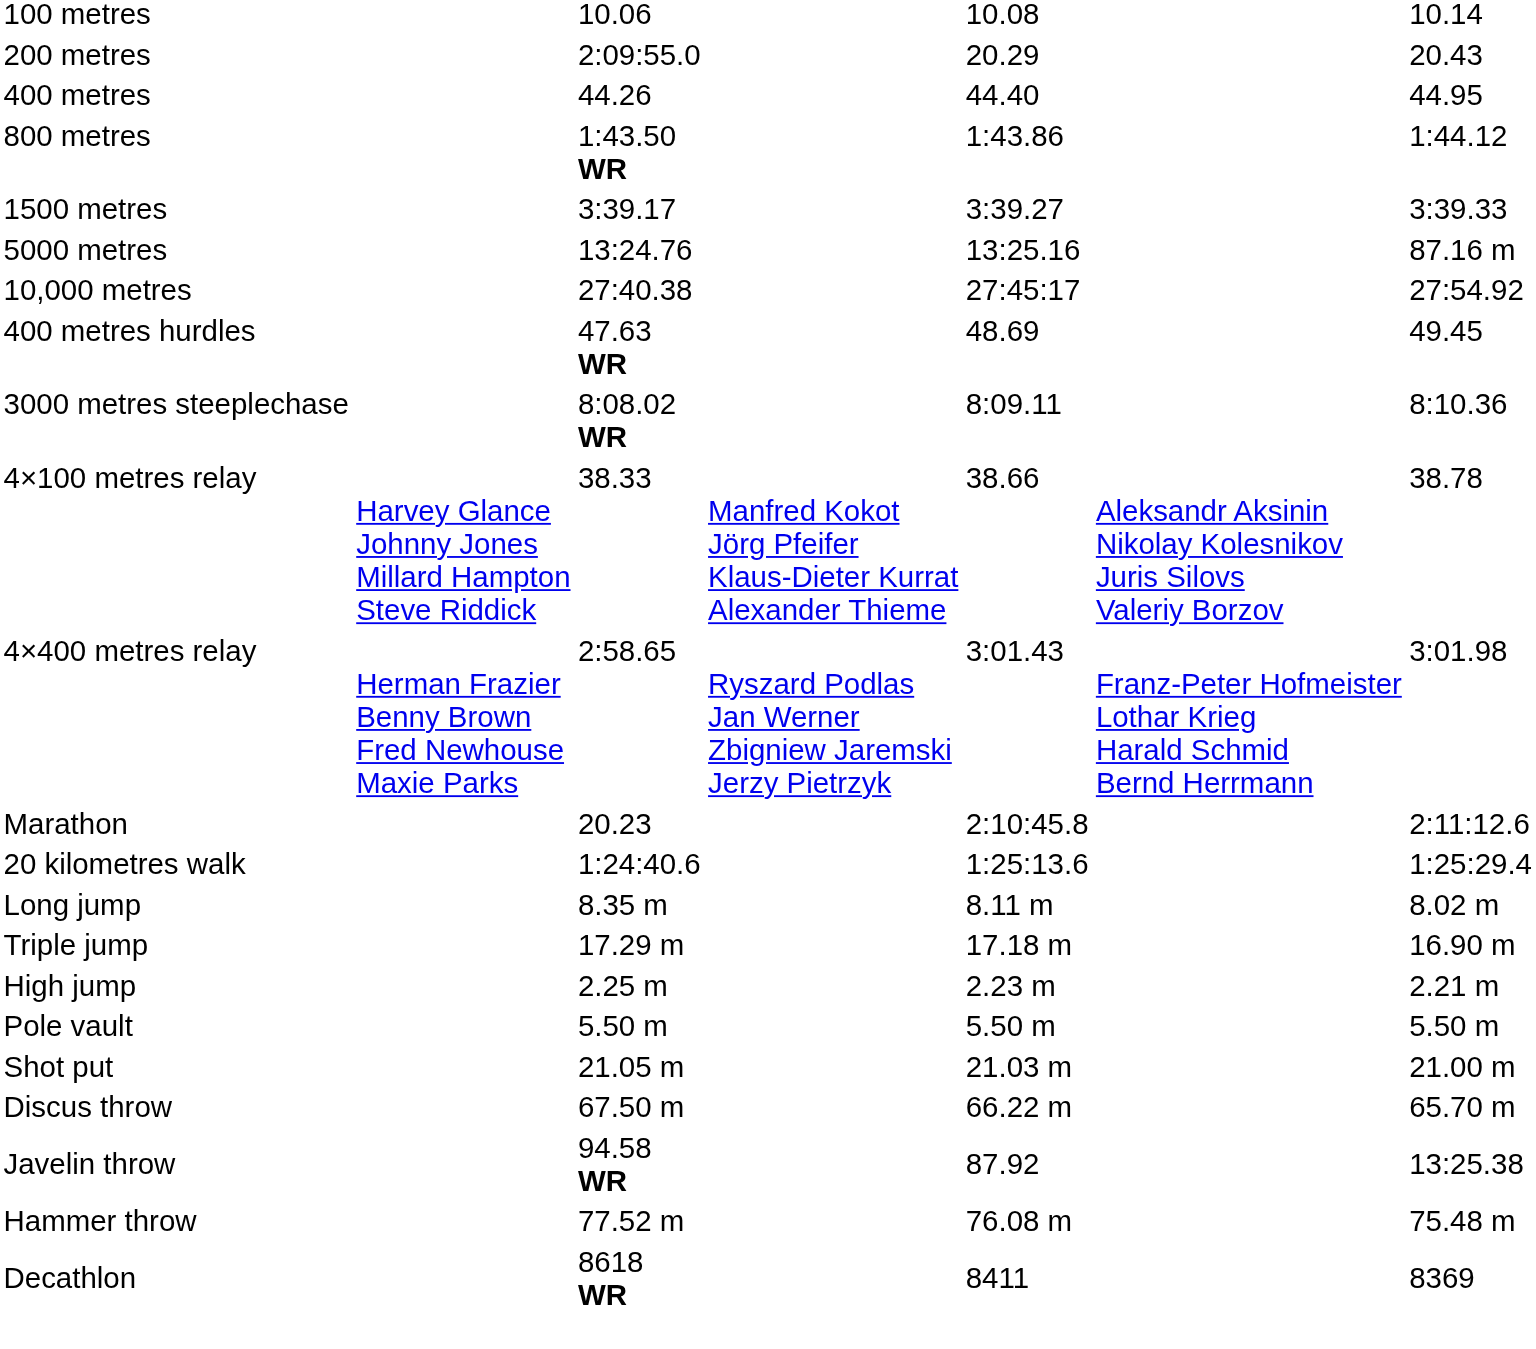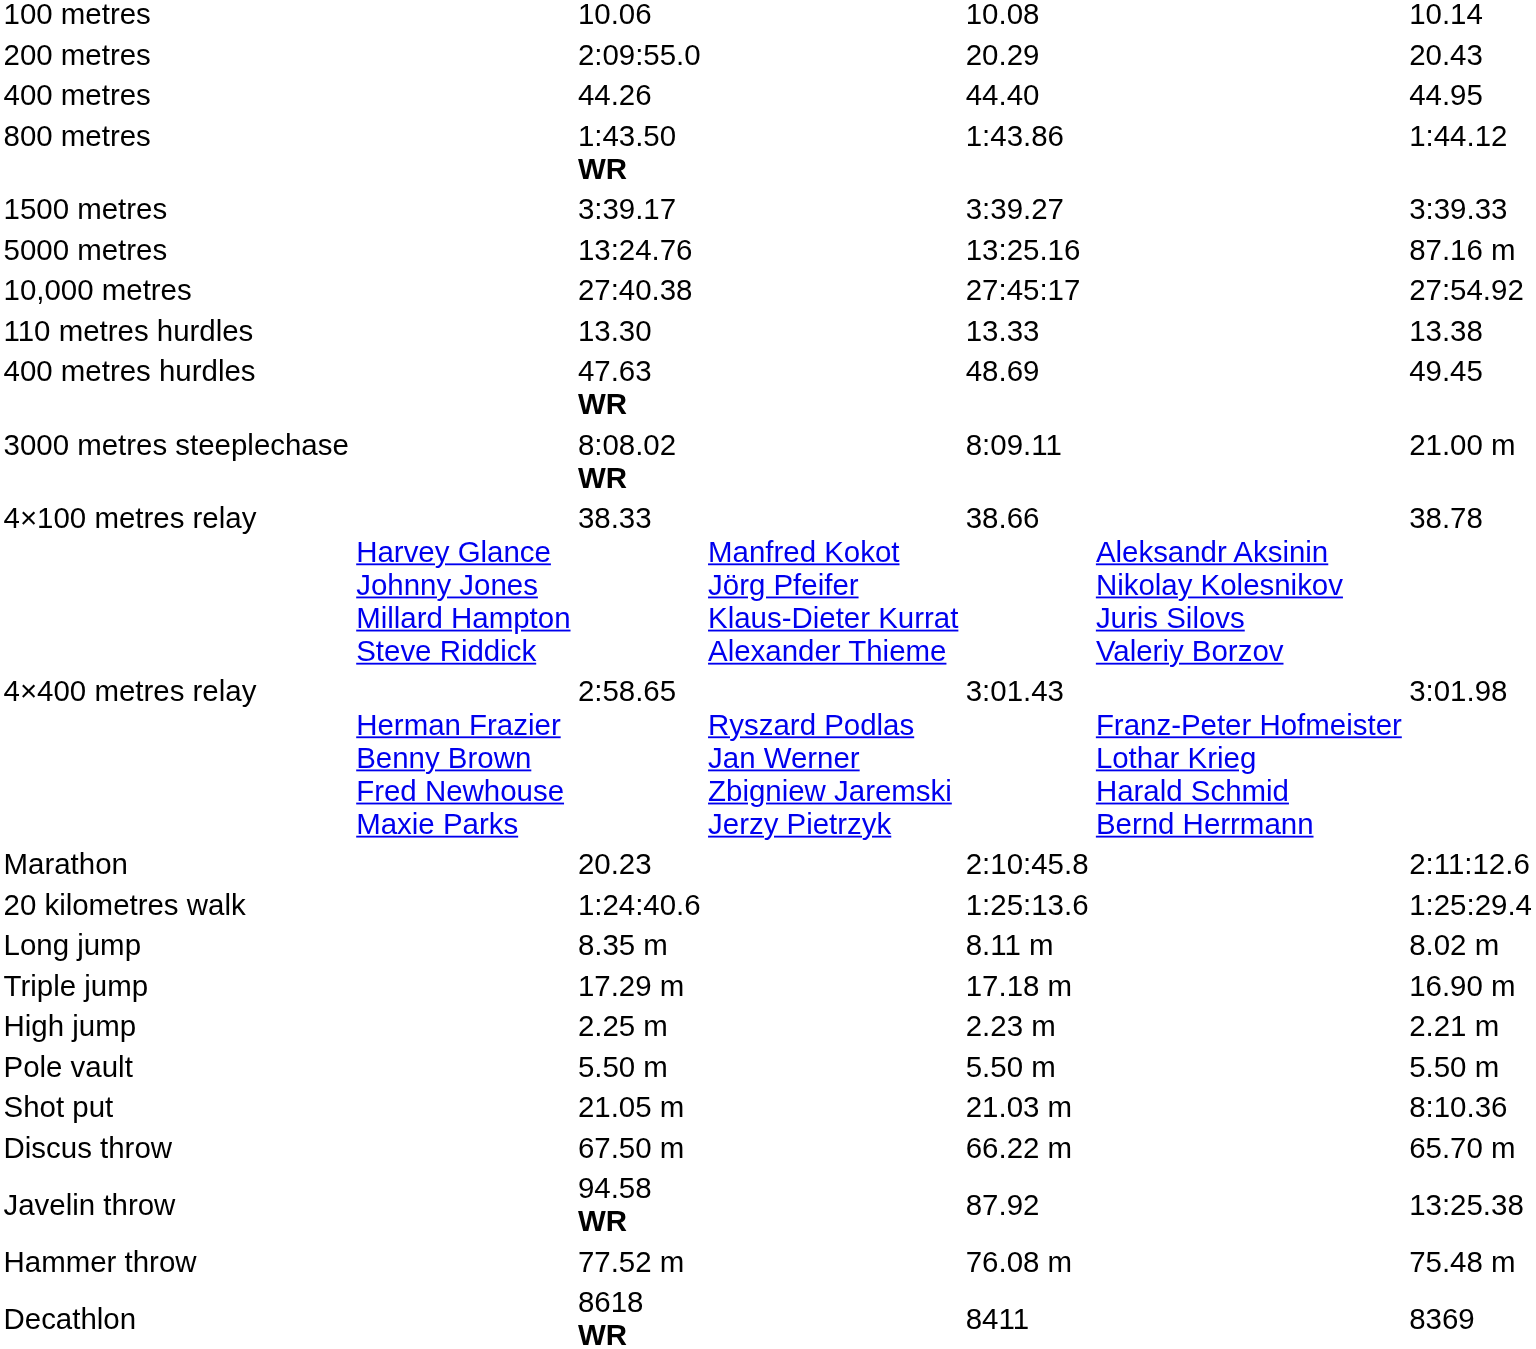+ row: (128, 331)
(1458, 404) 8:10.36 -> (1462, 445) 21.00 m
(1462, 1067) 21.00 m -> (1458, 1107) 8:10.36
